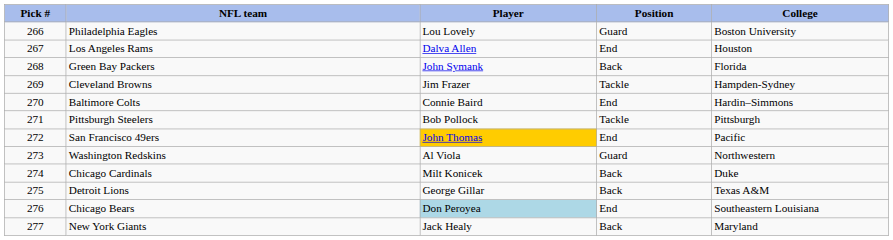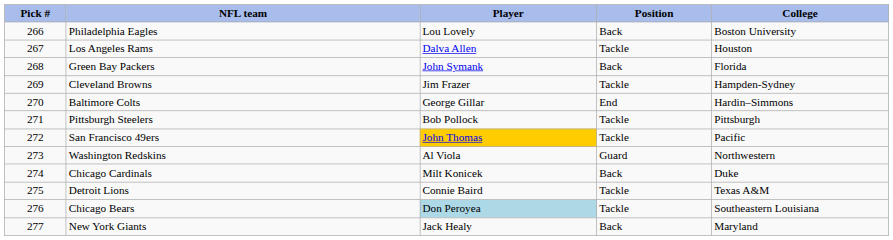(613, 31) Guard -> (611, 31) Back
(608, 48) End -> (614, 48) Tackle
(452, 102) Connie Baird -> (453, 102) George Gillar
(608, 137) End -> (614, 137) Tackle
(453, 191) George Gillar -> (452, 191) Connie Baird
(611, 191) Back -> (614, 191) Tackle
(608, 208) End -> (614, 208) Tackle
